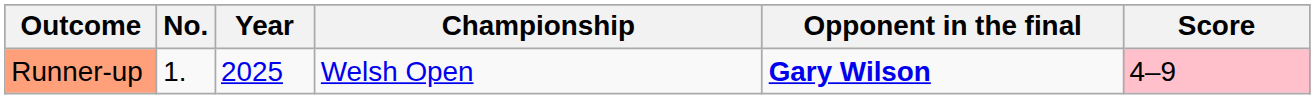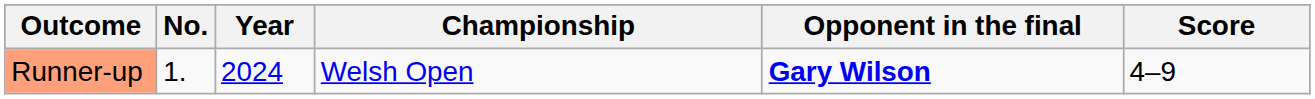(252, 70) 2025 -> (252, 70) 2024
(1153, 70) pink background -> (1153, 70) no background
